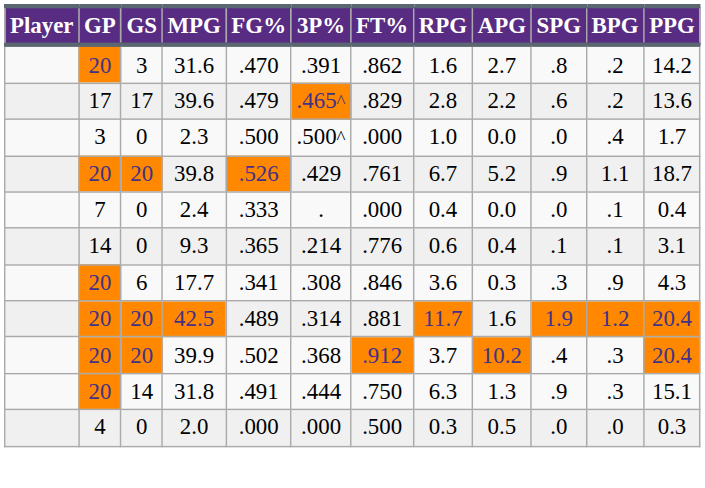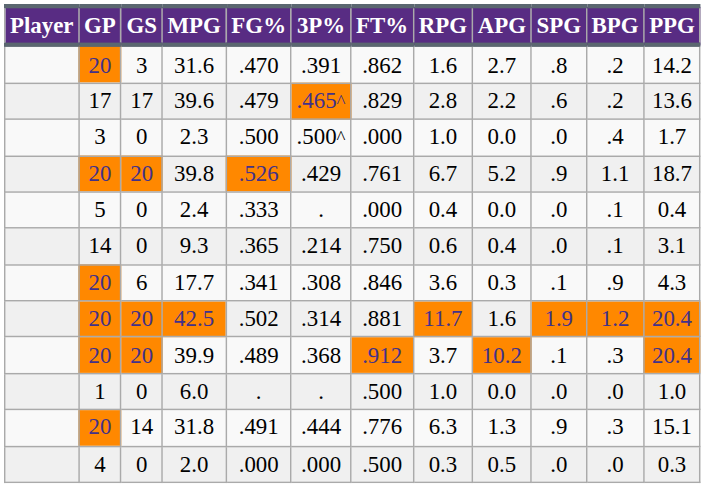(100, 209) 7 -> (100, 209) 5
(382, 246) .776 -> (382, 246) .750
(559, 246) .1 -> (559, 246) .0
(559, 282) .3 -> (559, 282) .1
(259, 318) .489 -> (259, 318) .502
(259, 354) .502 -> (259, 354) .489
(559, 354) .4 -> (559, 354) .1
+ row: (194, 391)
(382, 391) .750 -> (382, 427) .776
